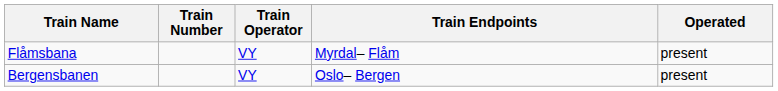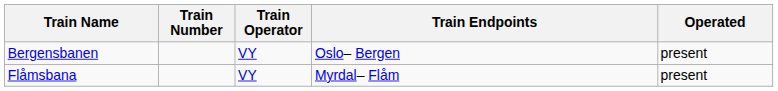rows swapped: (53, 75) <-> (42, 53)
